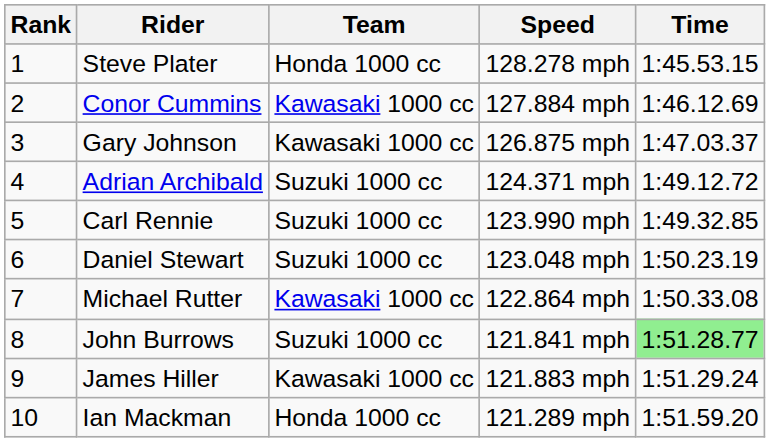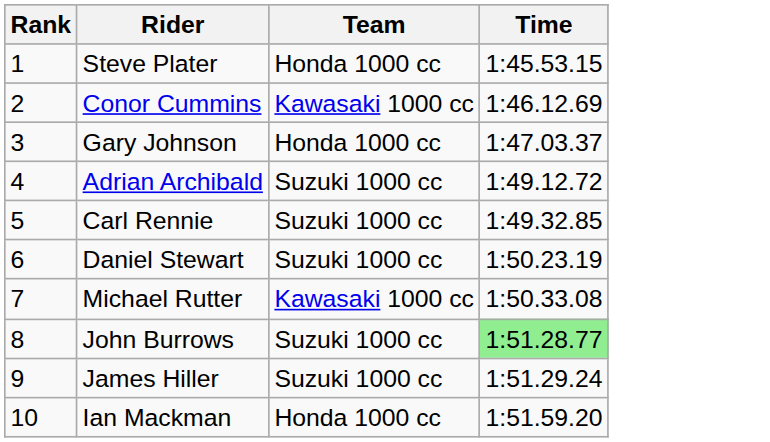- column: (558, 25)
(374, 142) Kawasaki 1000 cc -> (358, 142) Honda 1000 cc
(374, 378) Kawasaki 1000 cc -> (358, 378) Suzuki 1000 cc
